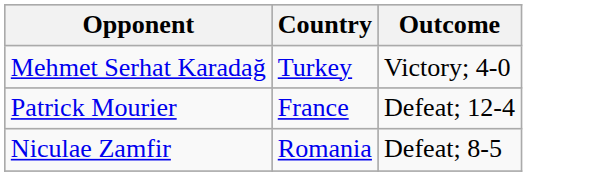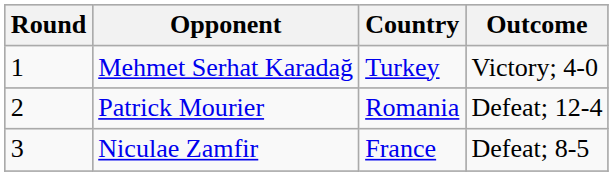+ column: (49, 25)
(313, 107) France -> (412, 107) Romania
(325, 149) Romania -> (401, 149) France
